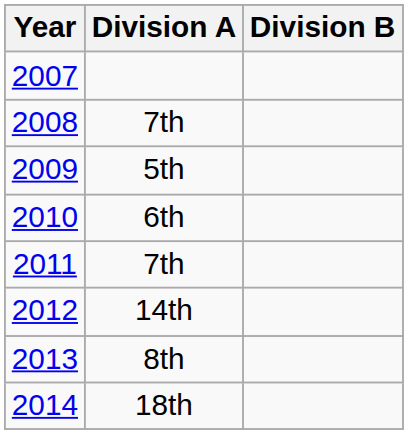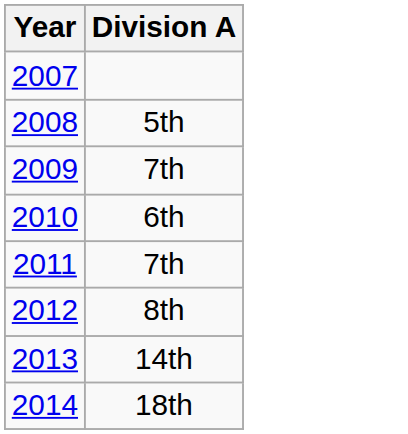- column: (323, 28)
(164, 122) 7th -> (164, 122) 5th
(164, 169) 5th -> (164, 169) 7th
(164, 311) 14th -> (164, 311) 8th
(164, 358) 8th -> (164, 358) 14th
